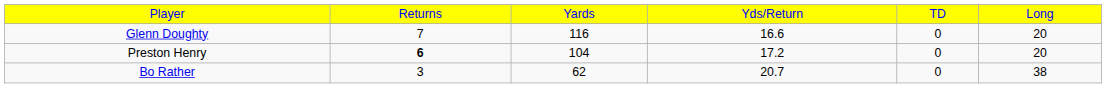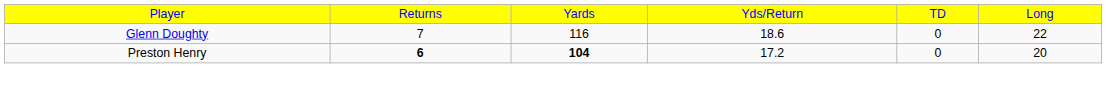(772, 33) 16.6 -> (772, 33) 18.6
(1040, 33) 20 -> (1040, 33) 22
(579, 53) normal -> (579, 53) bold
- row: (167, 72)
